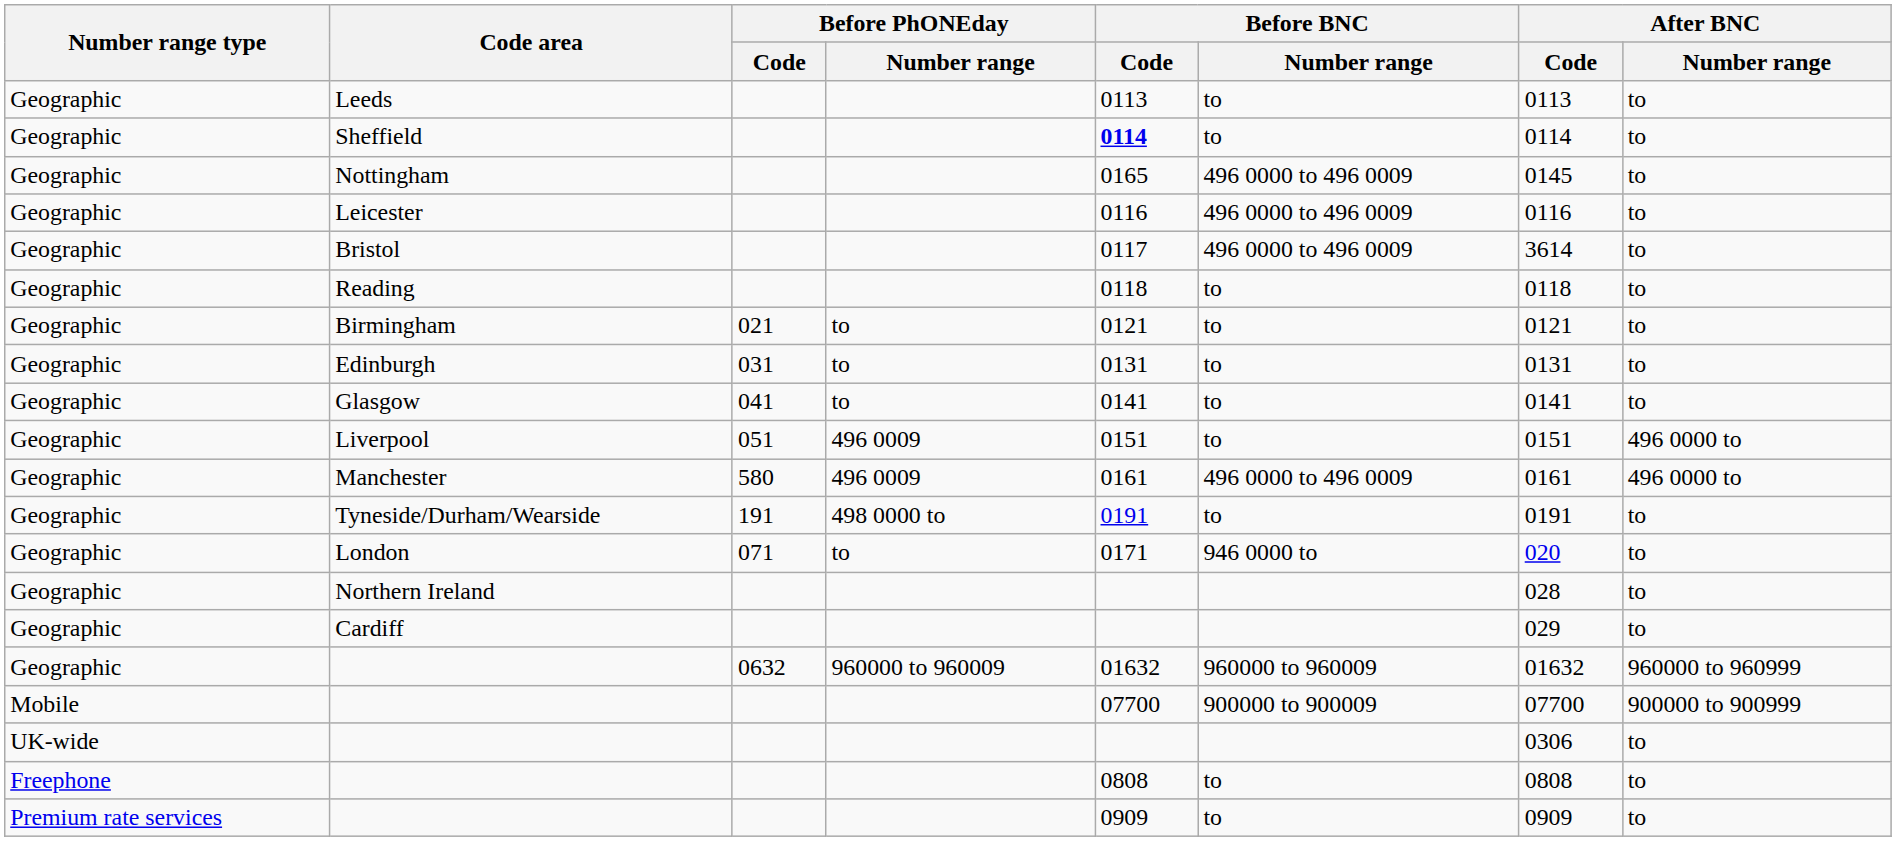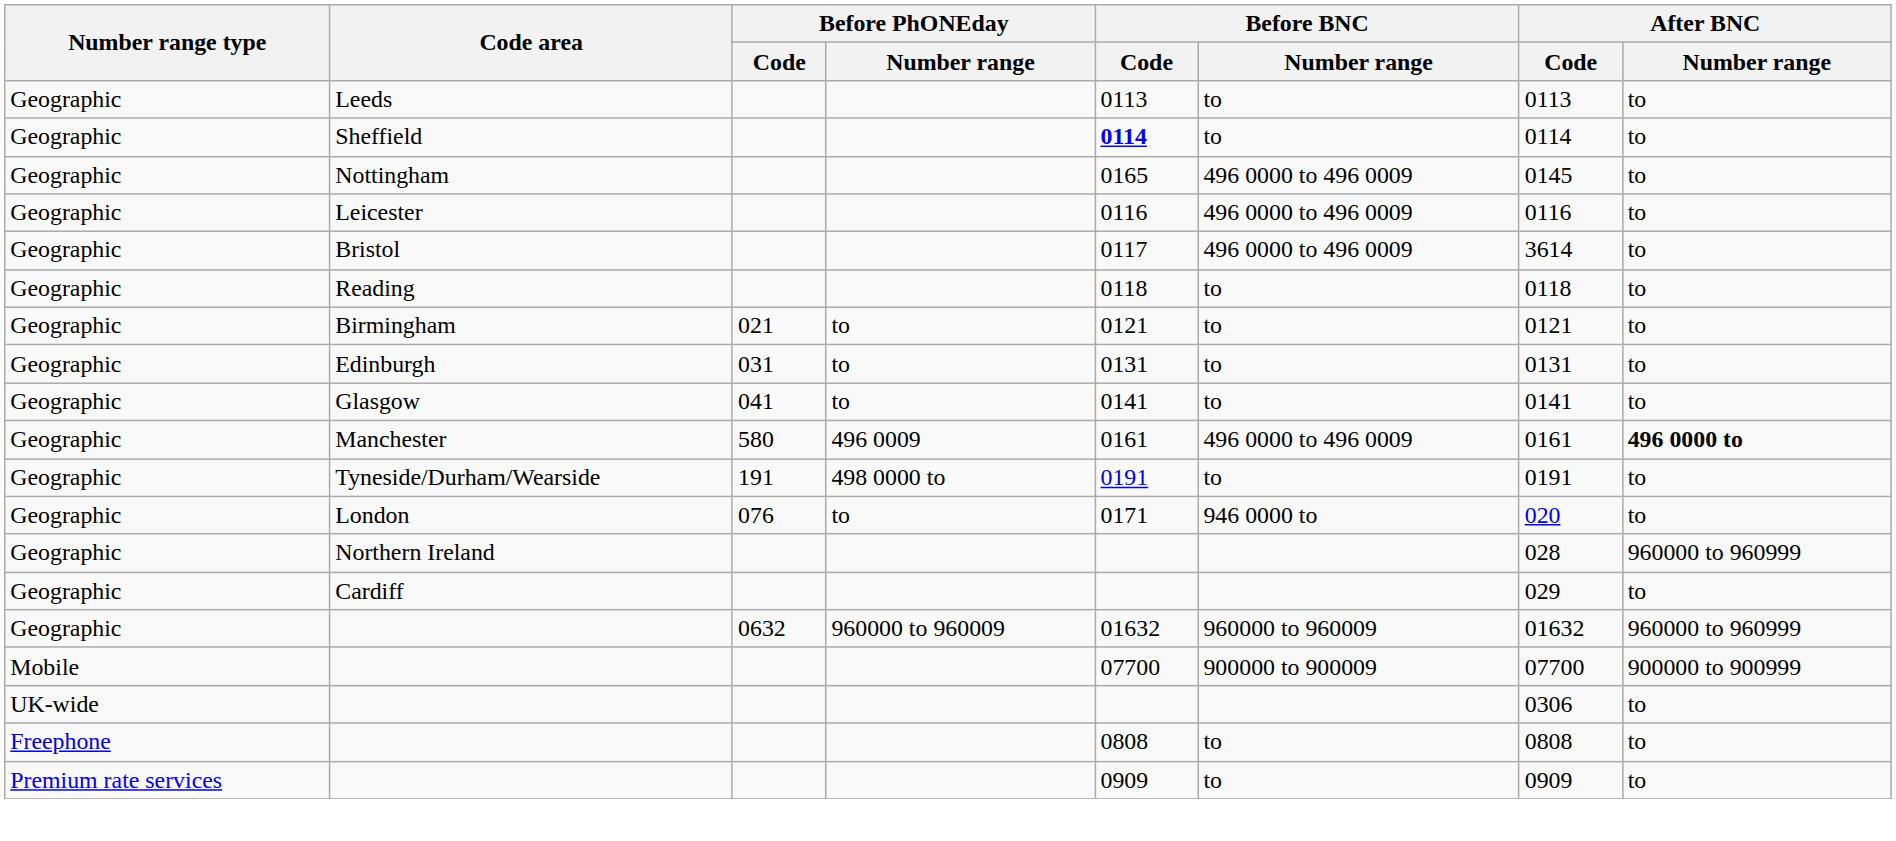- row: (66, 439)
(1685, 477) normal -> (1685, 439) bold
(756, 552) 071 -> (756, 514) 076
(1637, 590) to -> (1714, 552) 960000 to 960999
